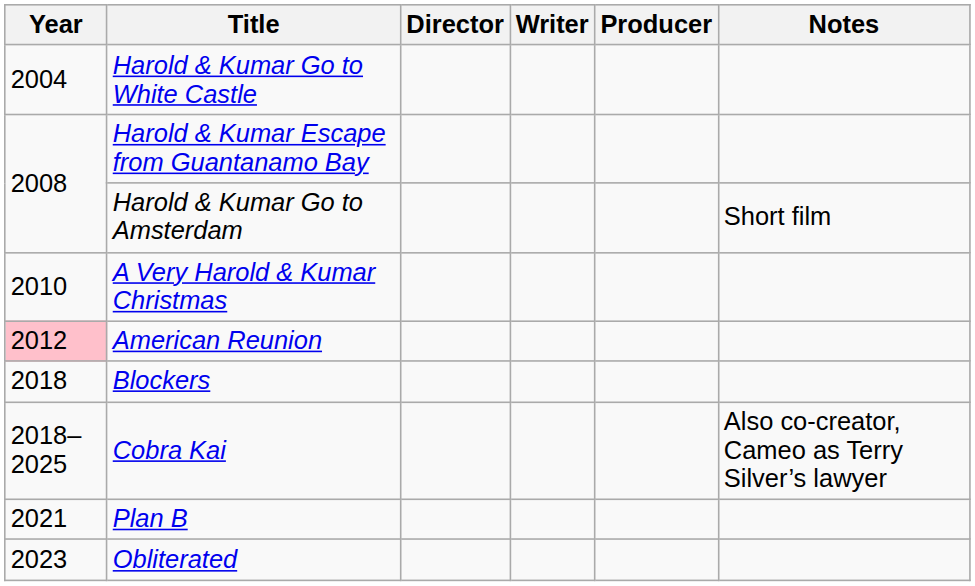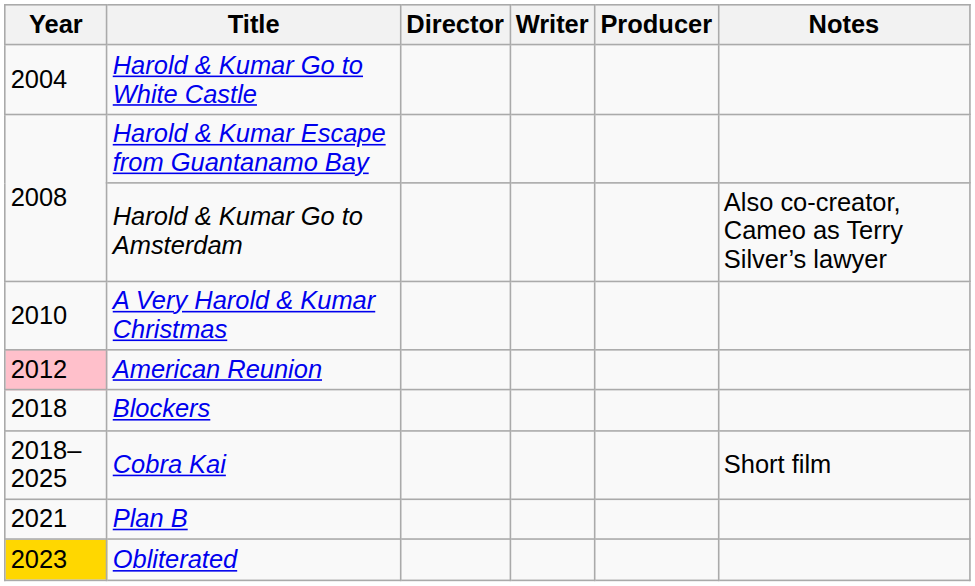(778, 217) Short film -> (813, 231) Also co-creator, Cameo as Terry Silver’s lawyer
(813, 450) Also co-creator, Cameo as Terry Silver’s lawyer -> (778, 464) Short film
(39, 559) no background -> (39, 559) gold background
